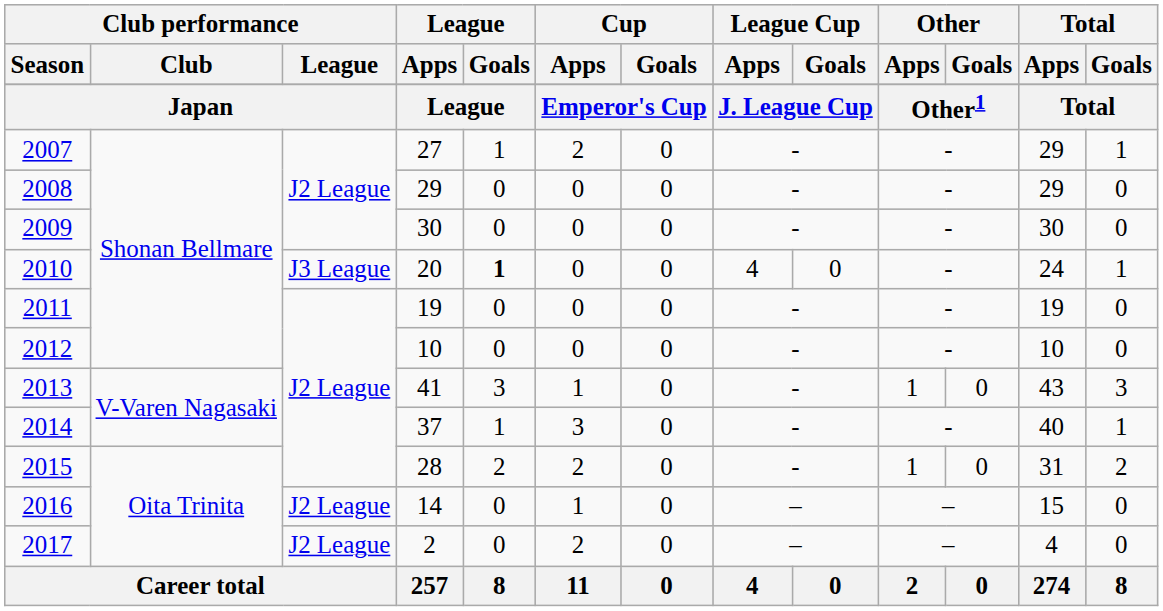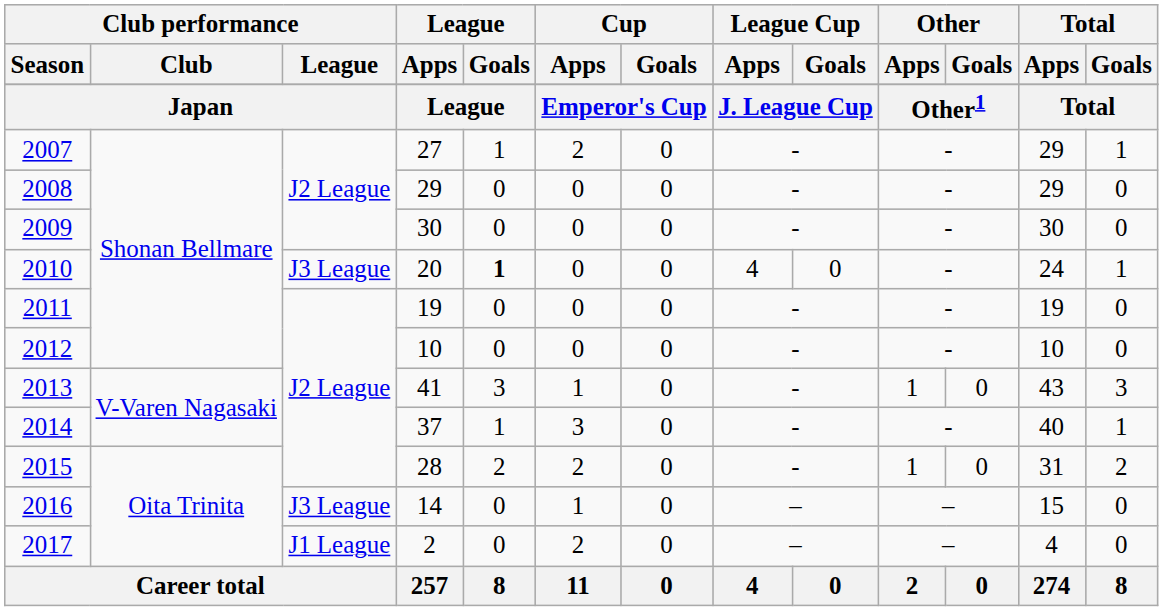(339, 506) J2 League -> (339, 506) J3 League
(339, 545) J2 League -> (339, 545) J1 League
